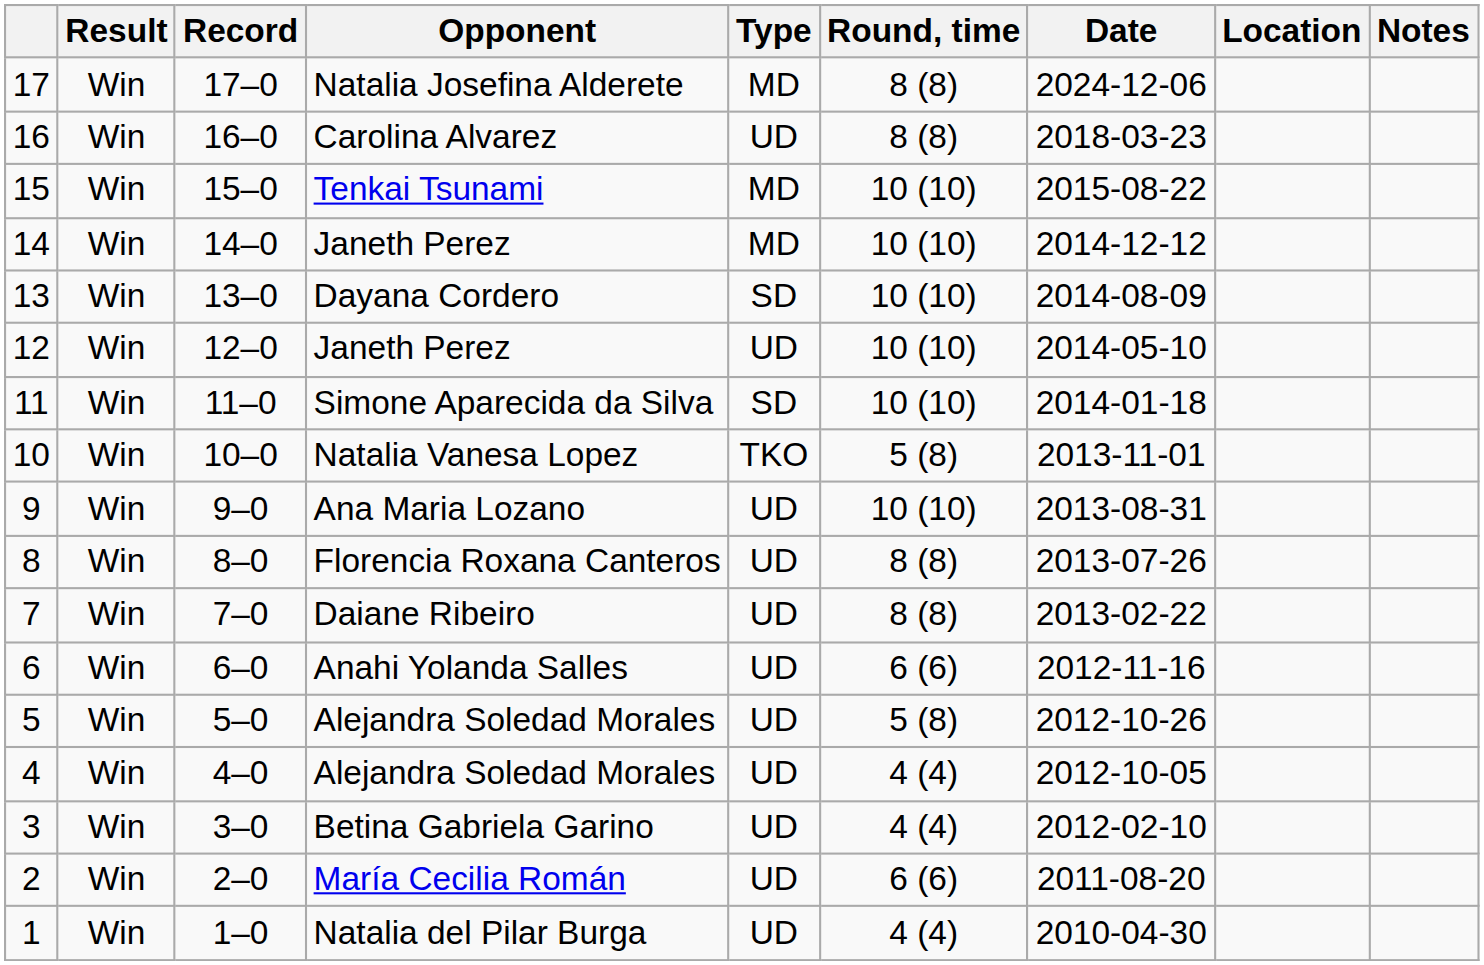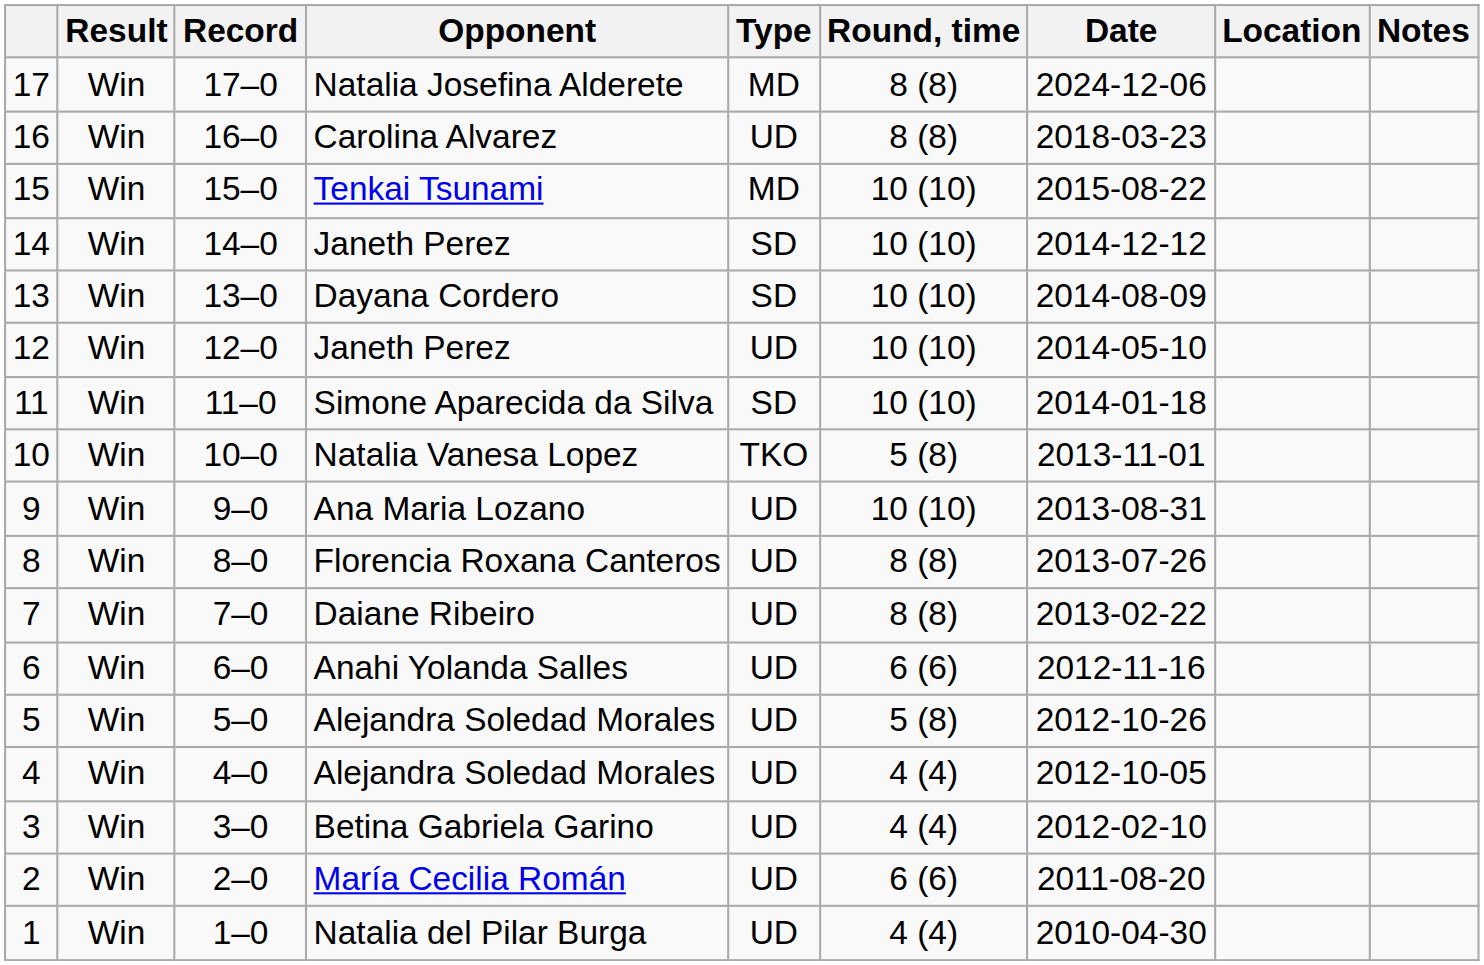(774, 243) MD -> (774, 243) SD
